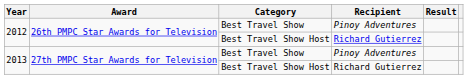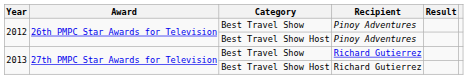(378, 39) Richard Gutierrez -> (375, 39) Pinoy Adventures
(375, 53) Pinoy Adventures -> (378, 53) Richard Gutierrez
